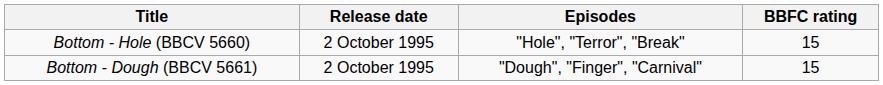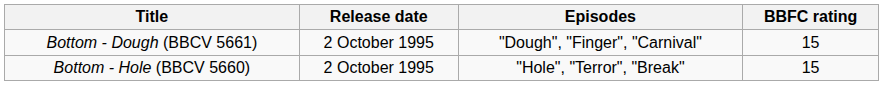rows swapped: (152, 42) <-> (152, 67)
